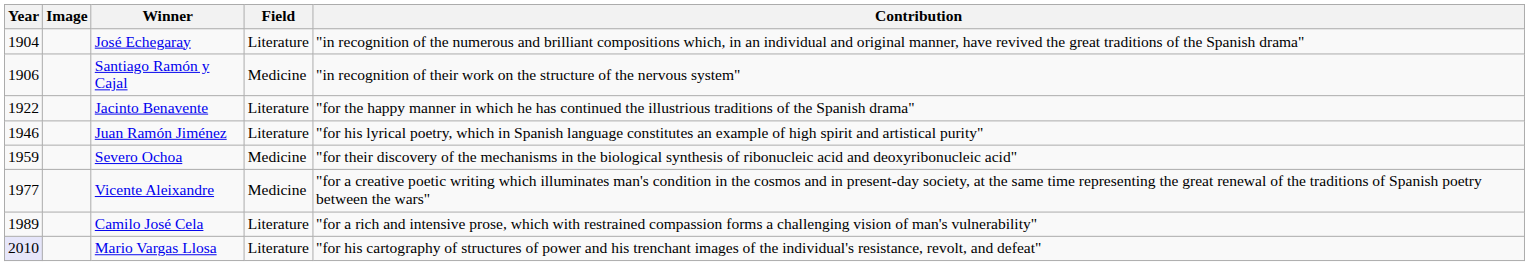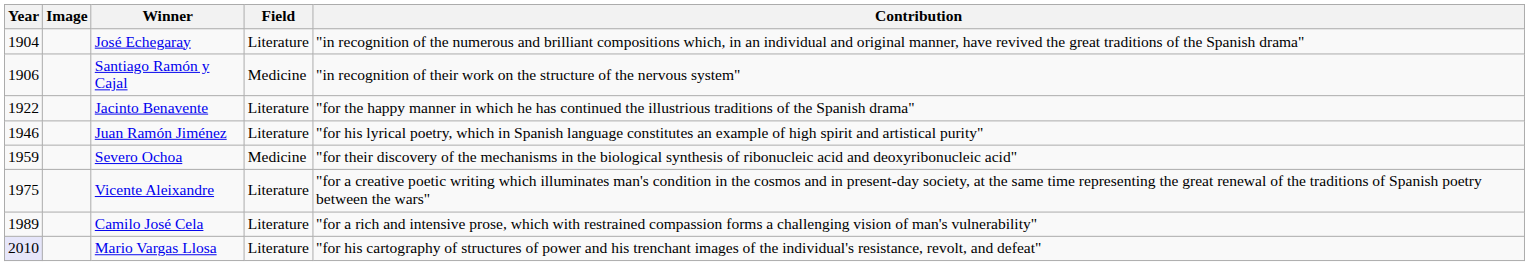(24, 190) 1977 -> (24, 190) 1975
(277, 190) Medicine -> (278, 190) Literature
